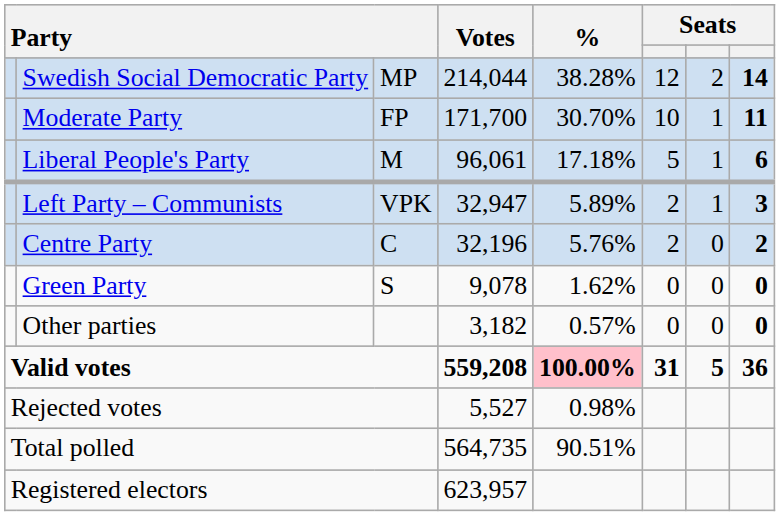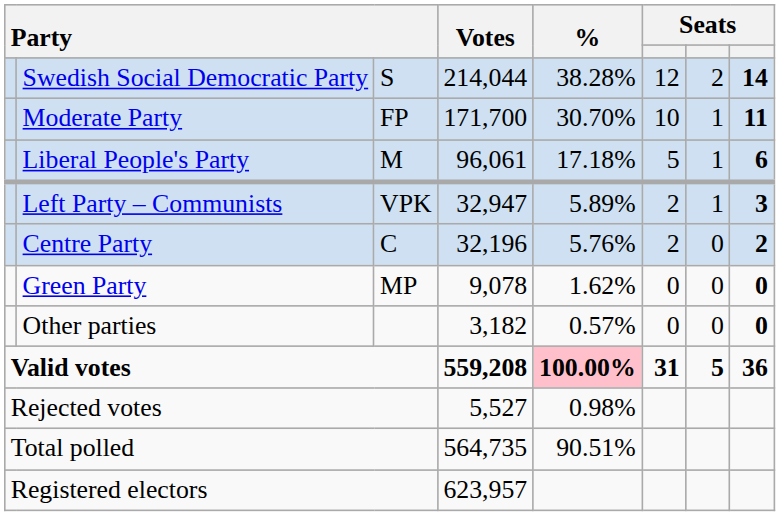(399, 77) MP -> (387, 77) S
(387, 285) S -> (399, 285) MP
